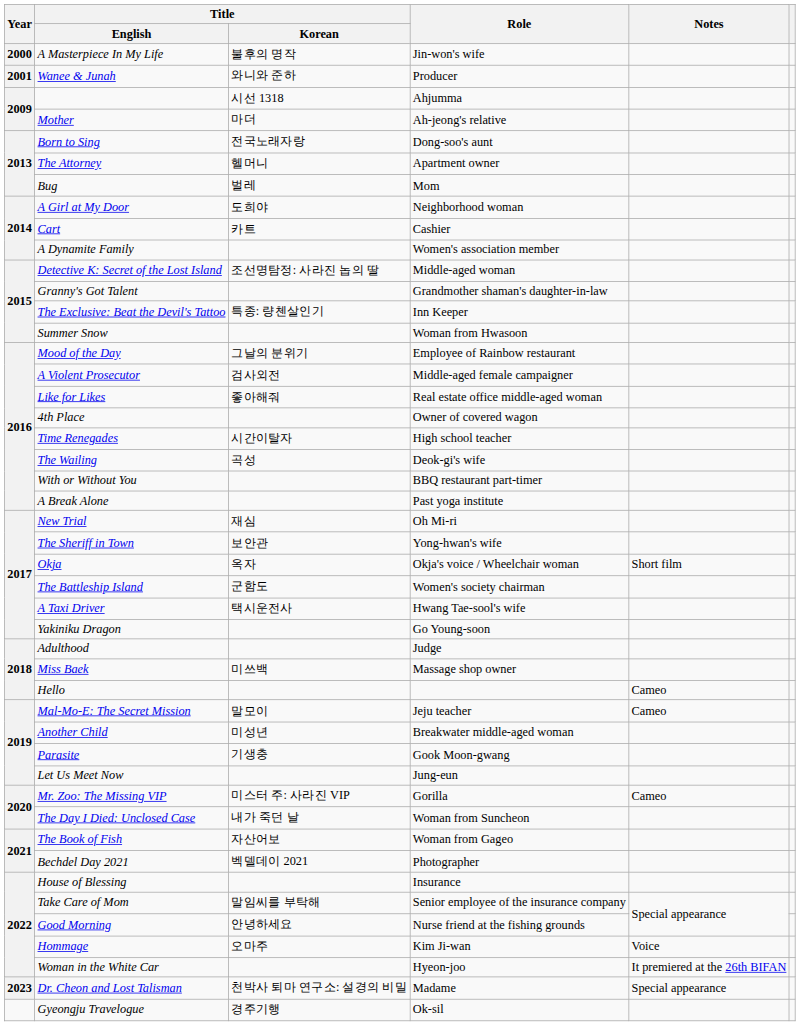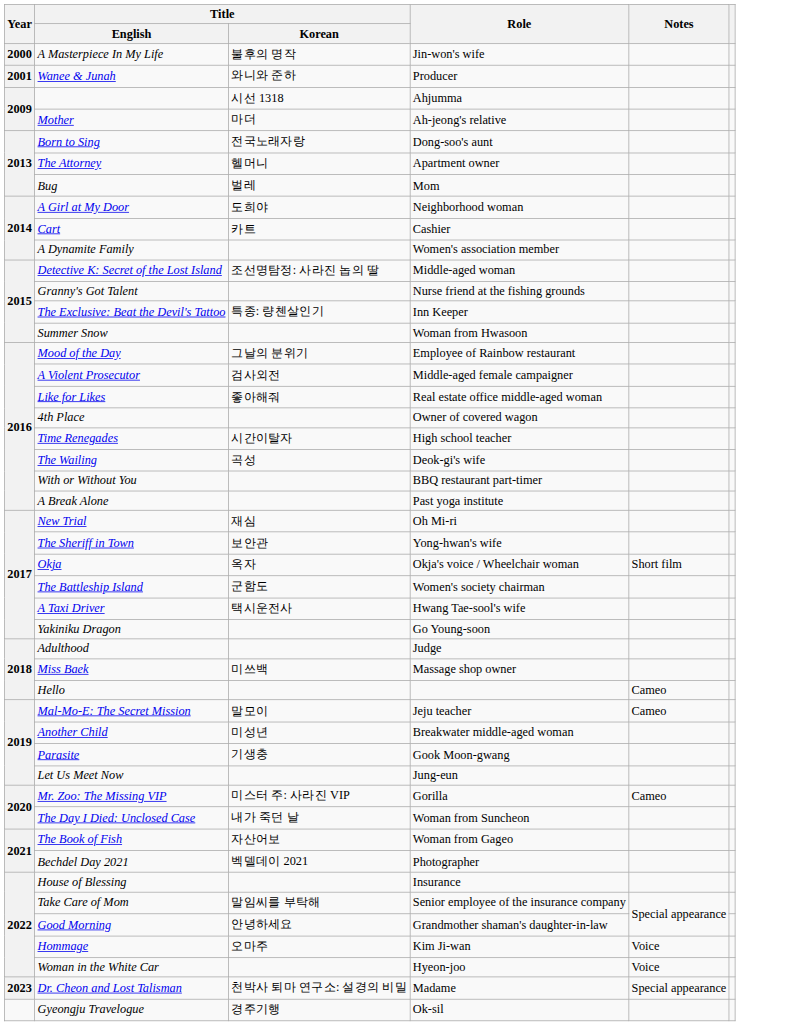(510, 291) Grandmother shaman's daughter-in-law -> (499, 291) Nurse friend at the fishing grounds
(499, 924) Nurse friend at the fishing grounds -> (510, 924) Grandmother shaman's daughter-in-law
(709, 967) It premiered at the 26th BIFAN -> (646, 967) Voice
